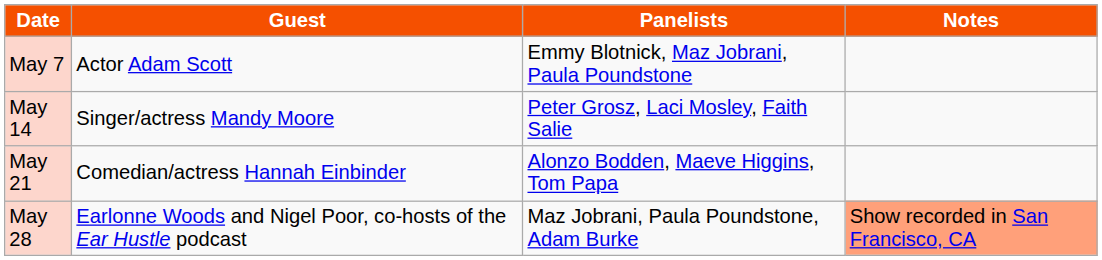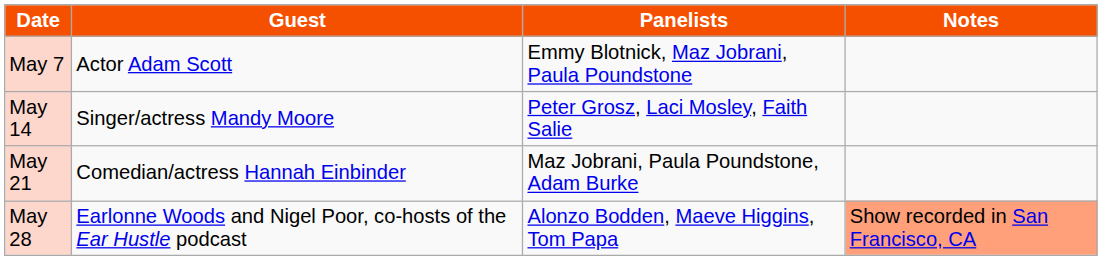(671, 173) Alonzo Bodden, Maeve Higgins, Tom Papa -> (673, 173) Maz Jobrani, Paula Poundstone, Adam Burke
(673, 227) Maz Jobrani, Paula Poundstone, Adam Burke -> (671, 227) Alonzo Bodden, Maeve Higgins, Tom Papa
